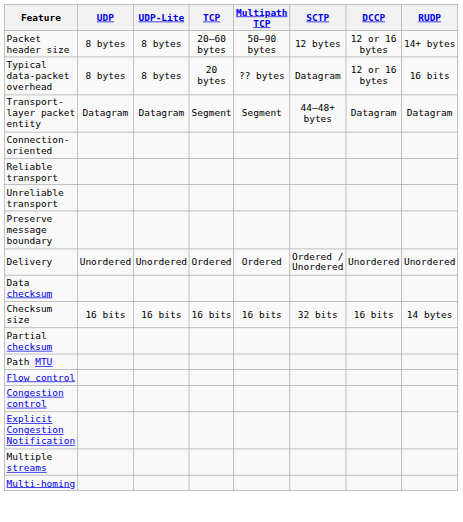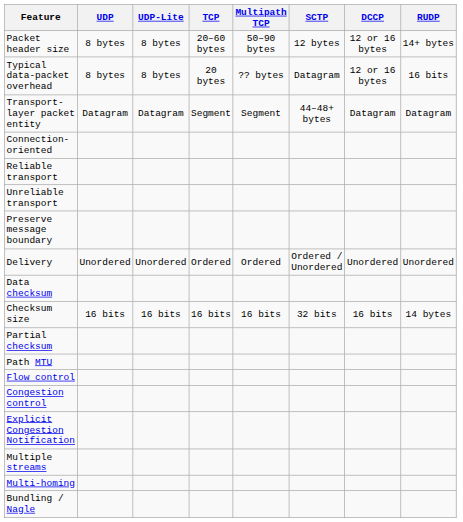+ row: (35, 504)
